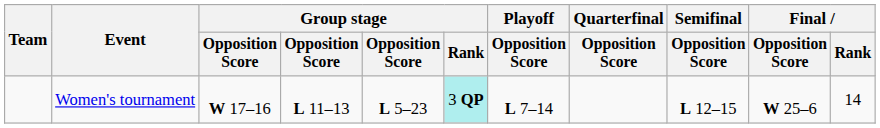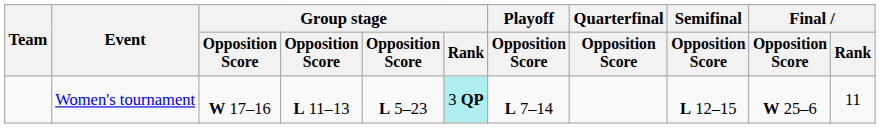(853, 99) 14 -> (853, 99) 11
